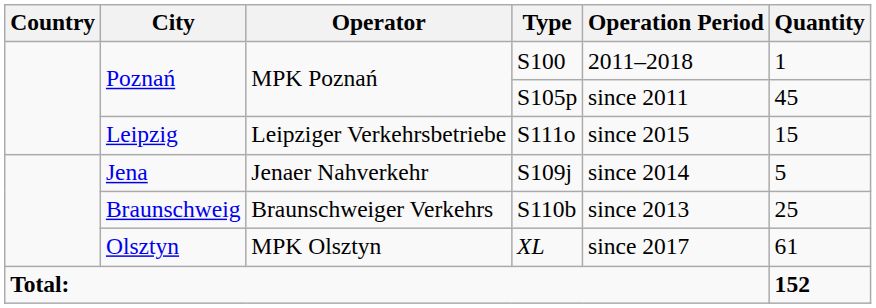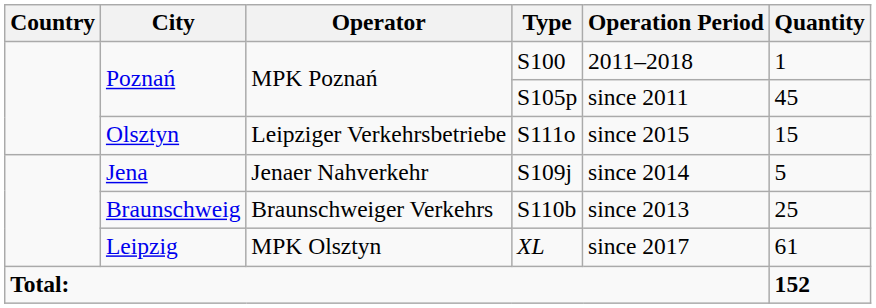(142, 135) Leipzig -> (143, 135) Olsztyn
(143, 246) Olsztyn -> (142, 246) Leipzig
